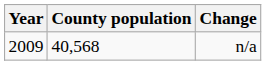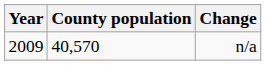(75, 45) 40,568 -> (75, 45) 40,570
